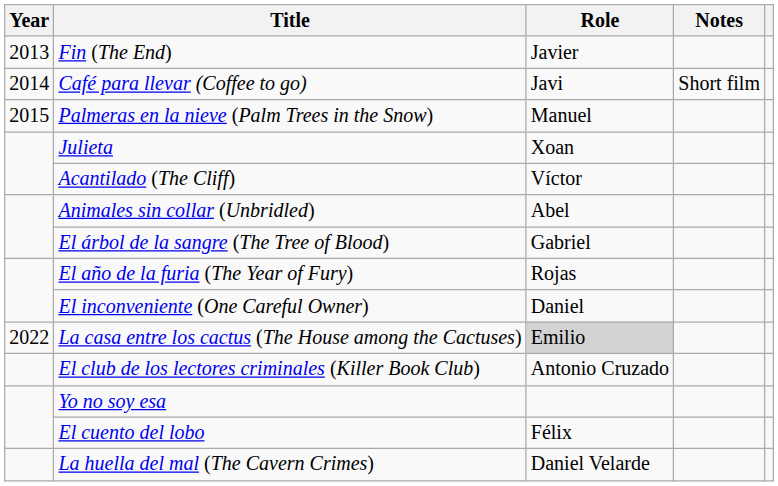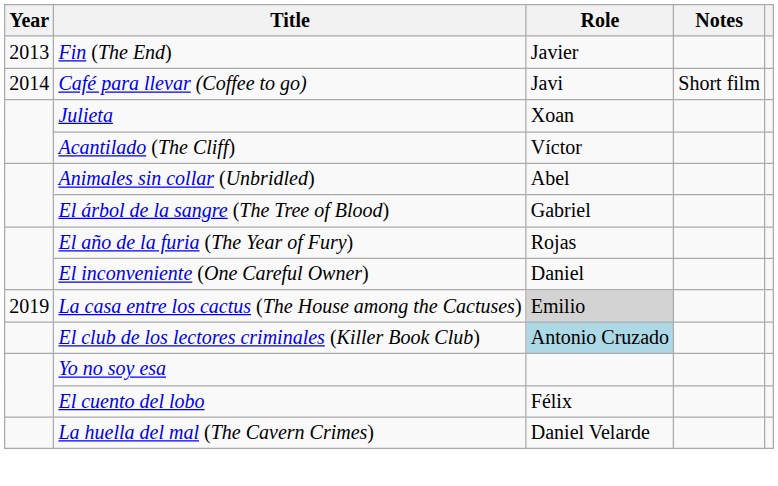- row: (246, 115)
(29, 337) 2022 -> (29, 305) 2019
(600, 369) no background -> (600, 337) lightblue background
